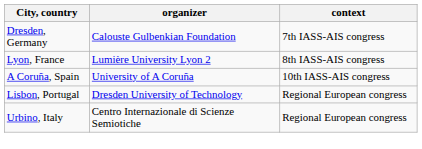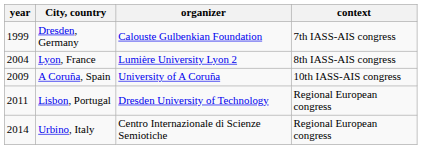+ column: (20, 13)
